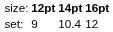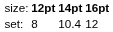(35, 24) 9 -> (35, 24) 8
